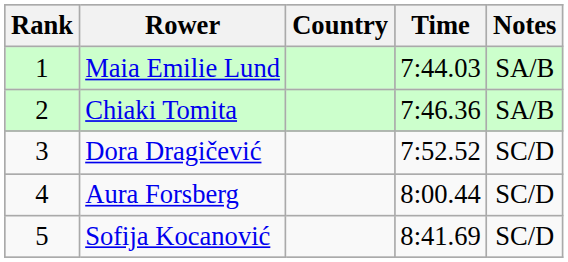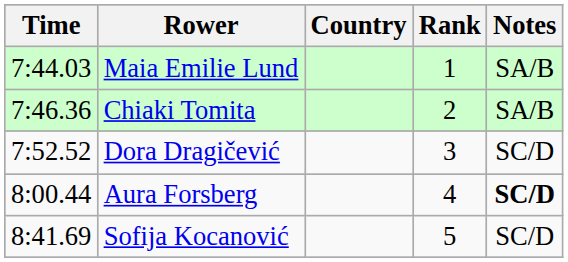columns swapped: (42, 25) <-> (441, 25)
(525, 194) normal -> (525, 194) bold
